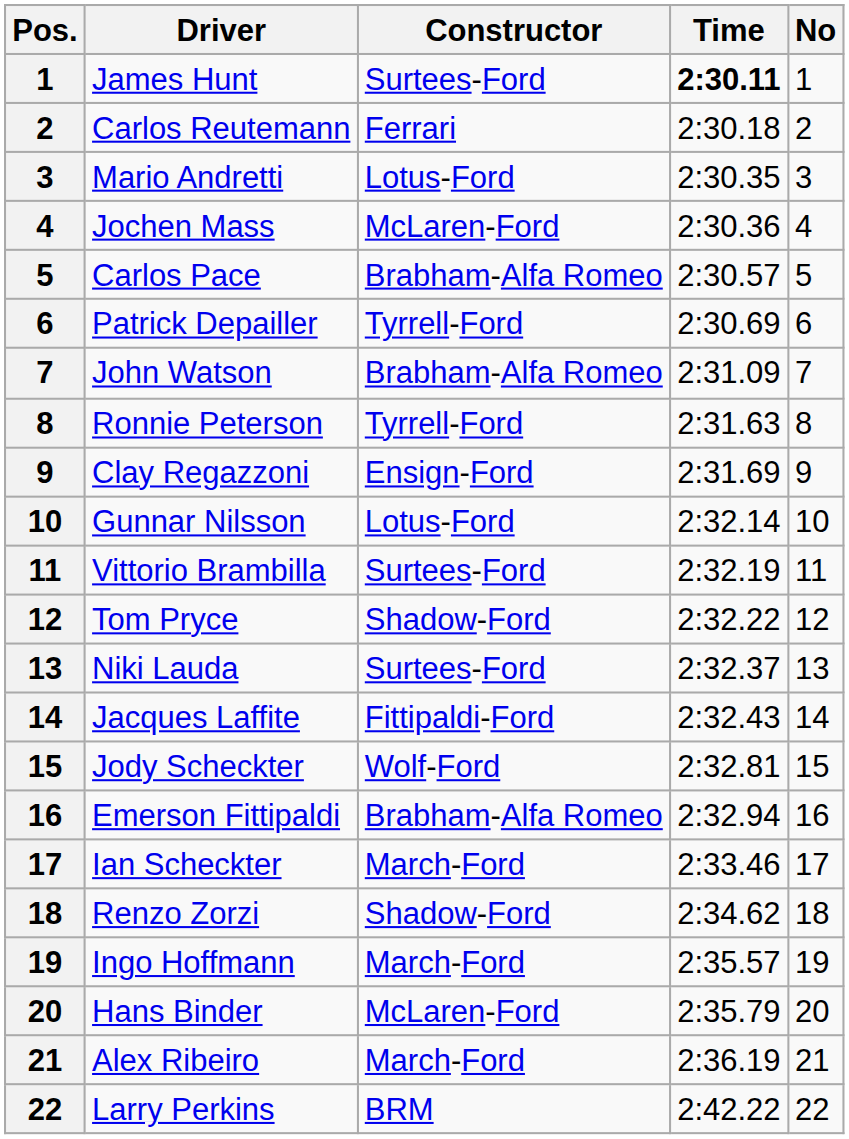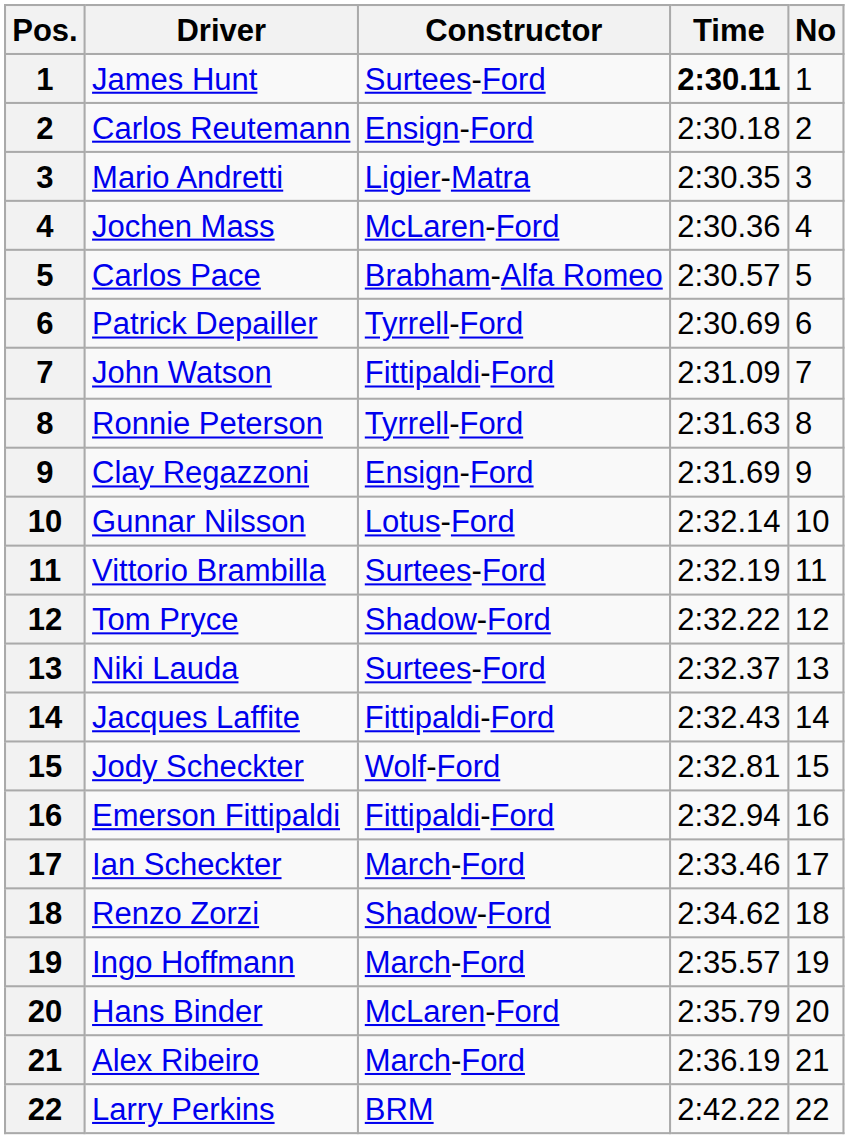(410, 128) Ferrari -> (449, 128) Ensign-Ford
(440, 177) Lotus-Ford -> (447, 177) Ligier-Matra
(514, 373) Brabham-Alfa Romeo -> (460, 373) Fittipaldi-Ford
(514, 815) Brabham-Alfa Romeo -> (460, 815) Fittipaldi-Ford
